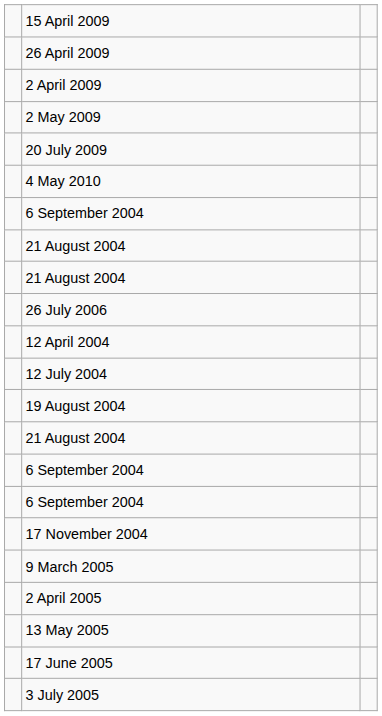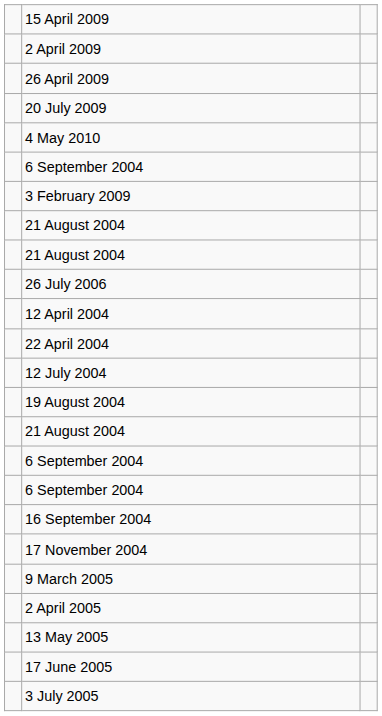rows swapped: (13, 85) <-> (13, 53)
- row: (13, 117)
+ row: (13, 196)
+ row: (13, 343)
+ row: (13, 520)
